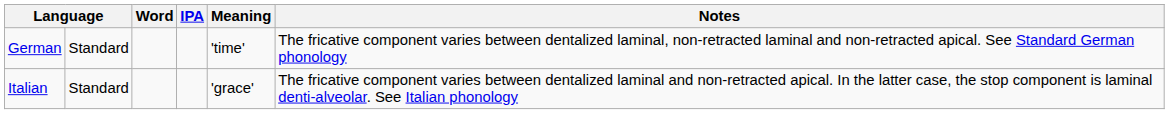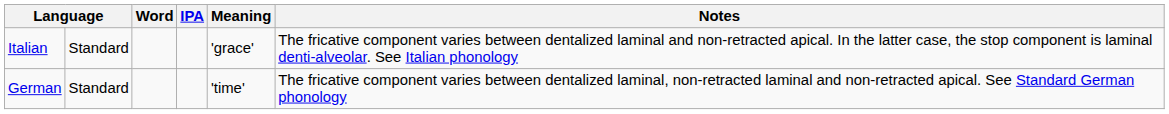rows swapped: (35, 48) <-> (28, 88)
